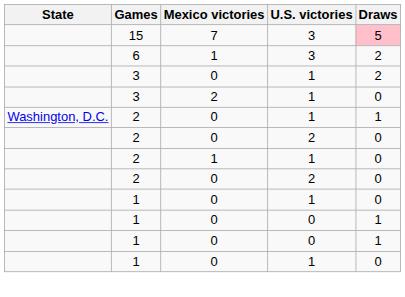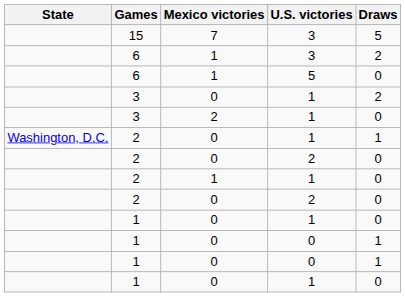(378, 35) pink background -> (378, 35) no background
+ row: (136, 76)
